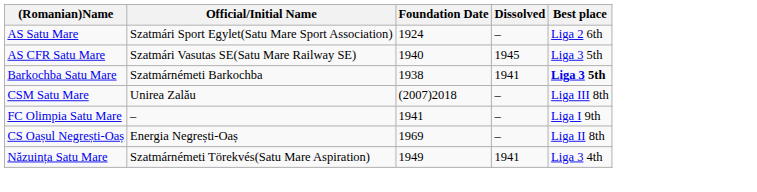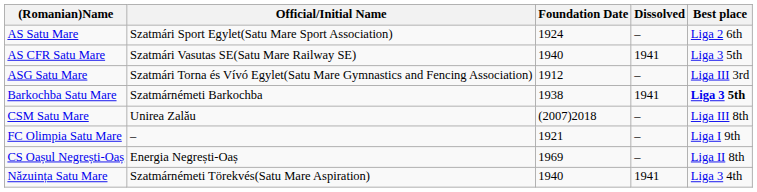(507, 55) 1945 -> (647, 55) 1941
+ row: (47, 75)
(411, 116) 1941 -> (551, 136) 1921
(411, 156) 1949 -> (551, 177) 1940
